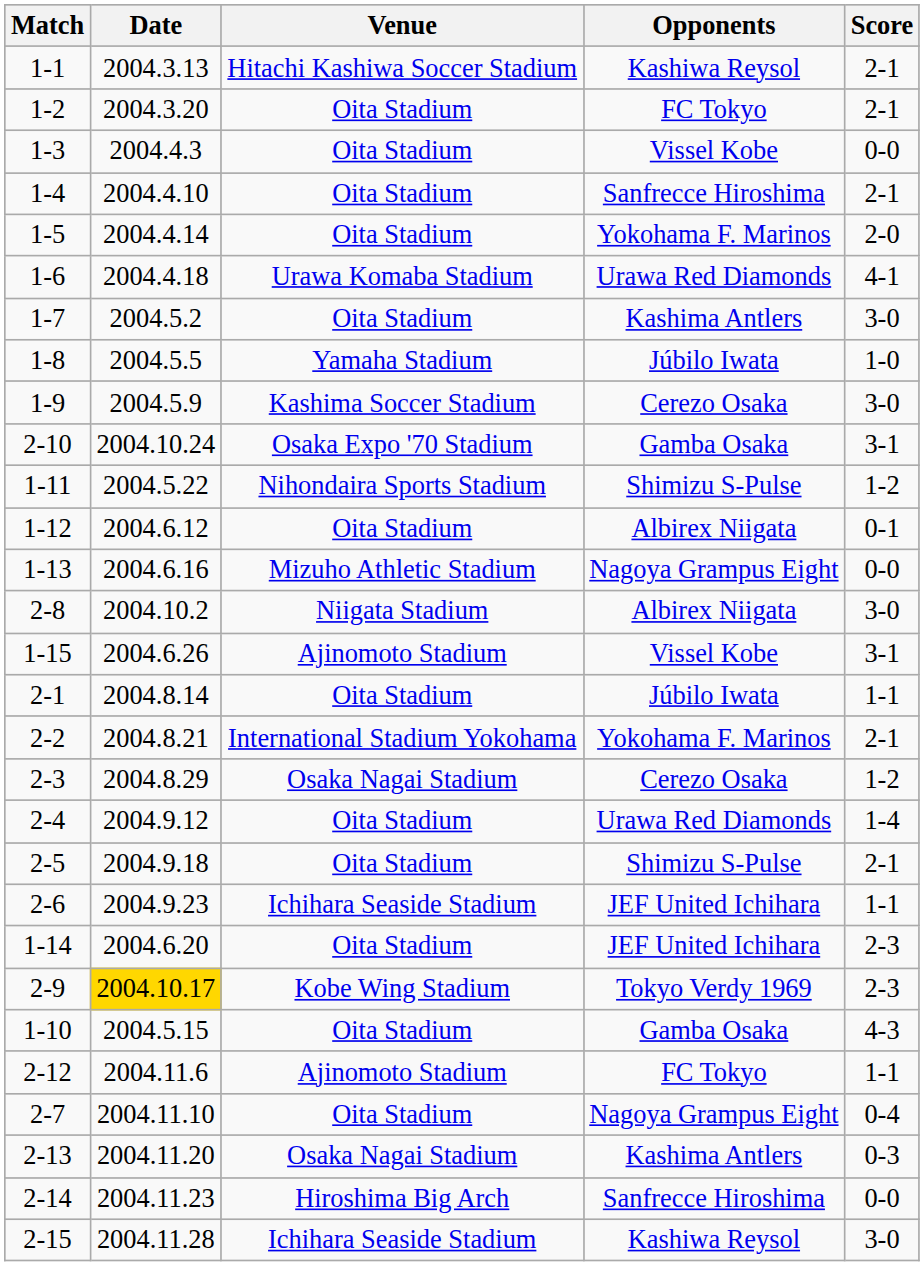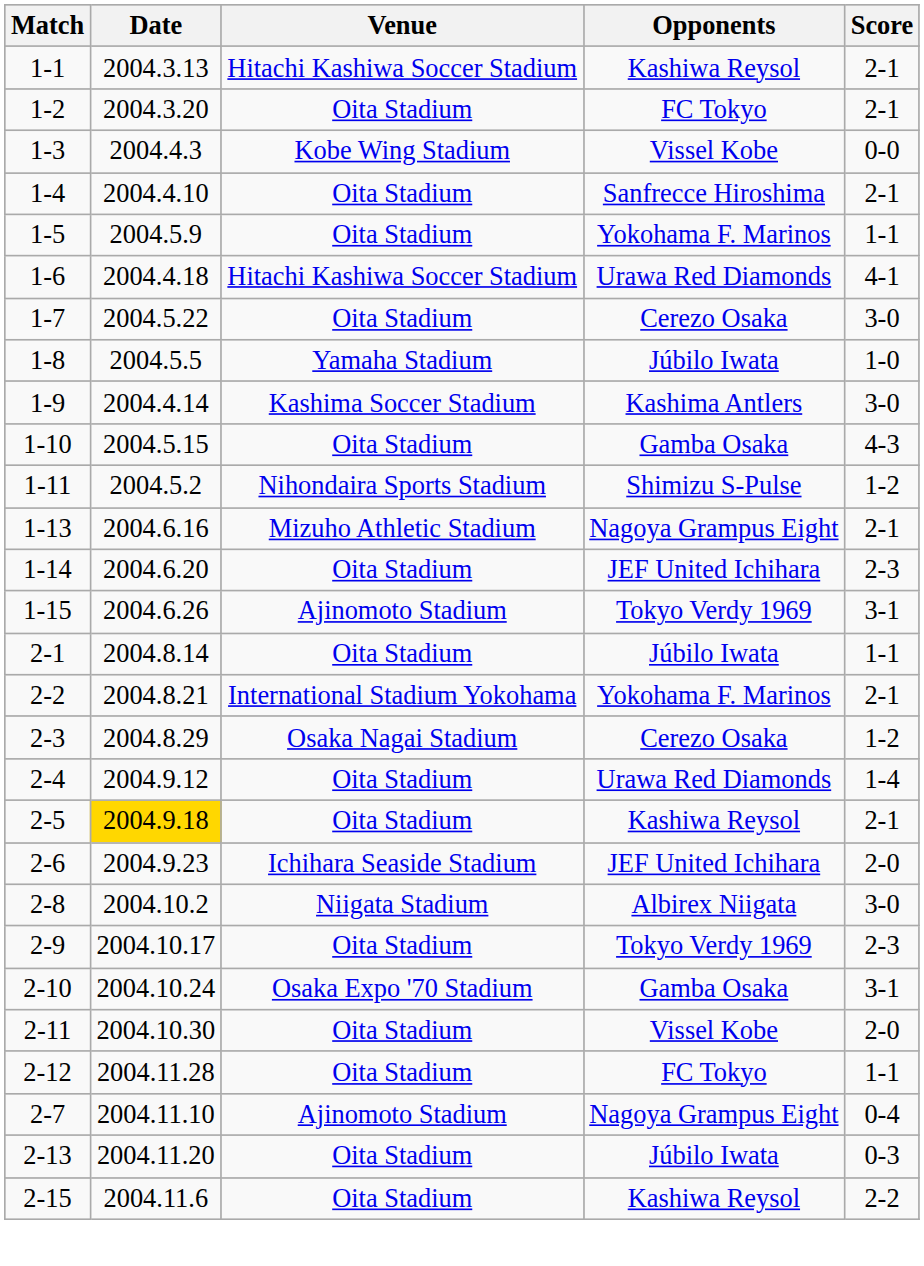(402, 151) Oita Stadium -> (402, 151) Kobe Wing Stadium
(156, 234) 2004.4.14 -> (156, 234) 2004.5.9
(882, 234) 2-0 -> (882, 234) 1-1
(402, 276) Urawa Komaba Stadium -> (402, 276) Hitachi Kashiwa Soccer Stadium
(156, 318) 2004.5.2 -> (156, 318) 2004.5.22
(714, 318) Kashima Antlers -> (714, 318) Cerezo Osaka
(156, 402) 2004.5.9 -> (156, 402) 2004.4.14
(714, 402) Cerezo Osaka -> (714, 402) Kashima Antlers
rows swapped: (48, 1030) <-> (48, 444)
(156, 485) 2004.5.22 -> (156, 485) 2004.5.2
- row: (48, 527)
(882, 569) 0-0 -> (882, 527) 2-1
rows swapped: (48, 946) <-> (48, 611)
(714, 653) Vissel Kobe -> (714, 611) Tokyo Verdy 1969
(156, 862) no background -> (156, 820) gold background
(714, 862) Shimizu S-Pulse -> (714, 820) Kashiwa Reysol
(882, 904) 1-1 -> (882, 862) 2-0
(156, 988) gold background -> (156, 946) no background
(402, 988) Kobe Wing Stadium -> (402, 946) Oita Stadium
+ row: (48, 1030)
(156, 1072) 2004.11.6 -> (156, 1072) 2004.11.28
(402, 1072) Ajinomoto Stadium -> (402, 1072) Oita Stadium
(402, 1114) Oita Stadium -> (402, 1114) Ajinomoto Stadium
(402, 1155) Osaka Nagai Stadium -> (402, 1155) Oita Stadium
(714, 1155) Kashima Antlers -> (714, 1155) Júbilo Iwata
- row: (48, 1197)
(156, 1239) 2004.11.28 -> (156, 1197) 2004.11.6
(402, 1239) Ichihara Seaside Stadium -> (402, 1197) Oita Stadium
(882, 1239) 3-0 -> (882, 1197) 2-2
